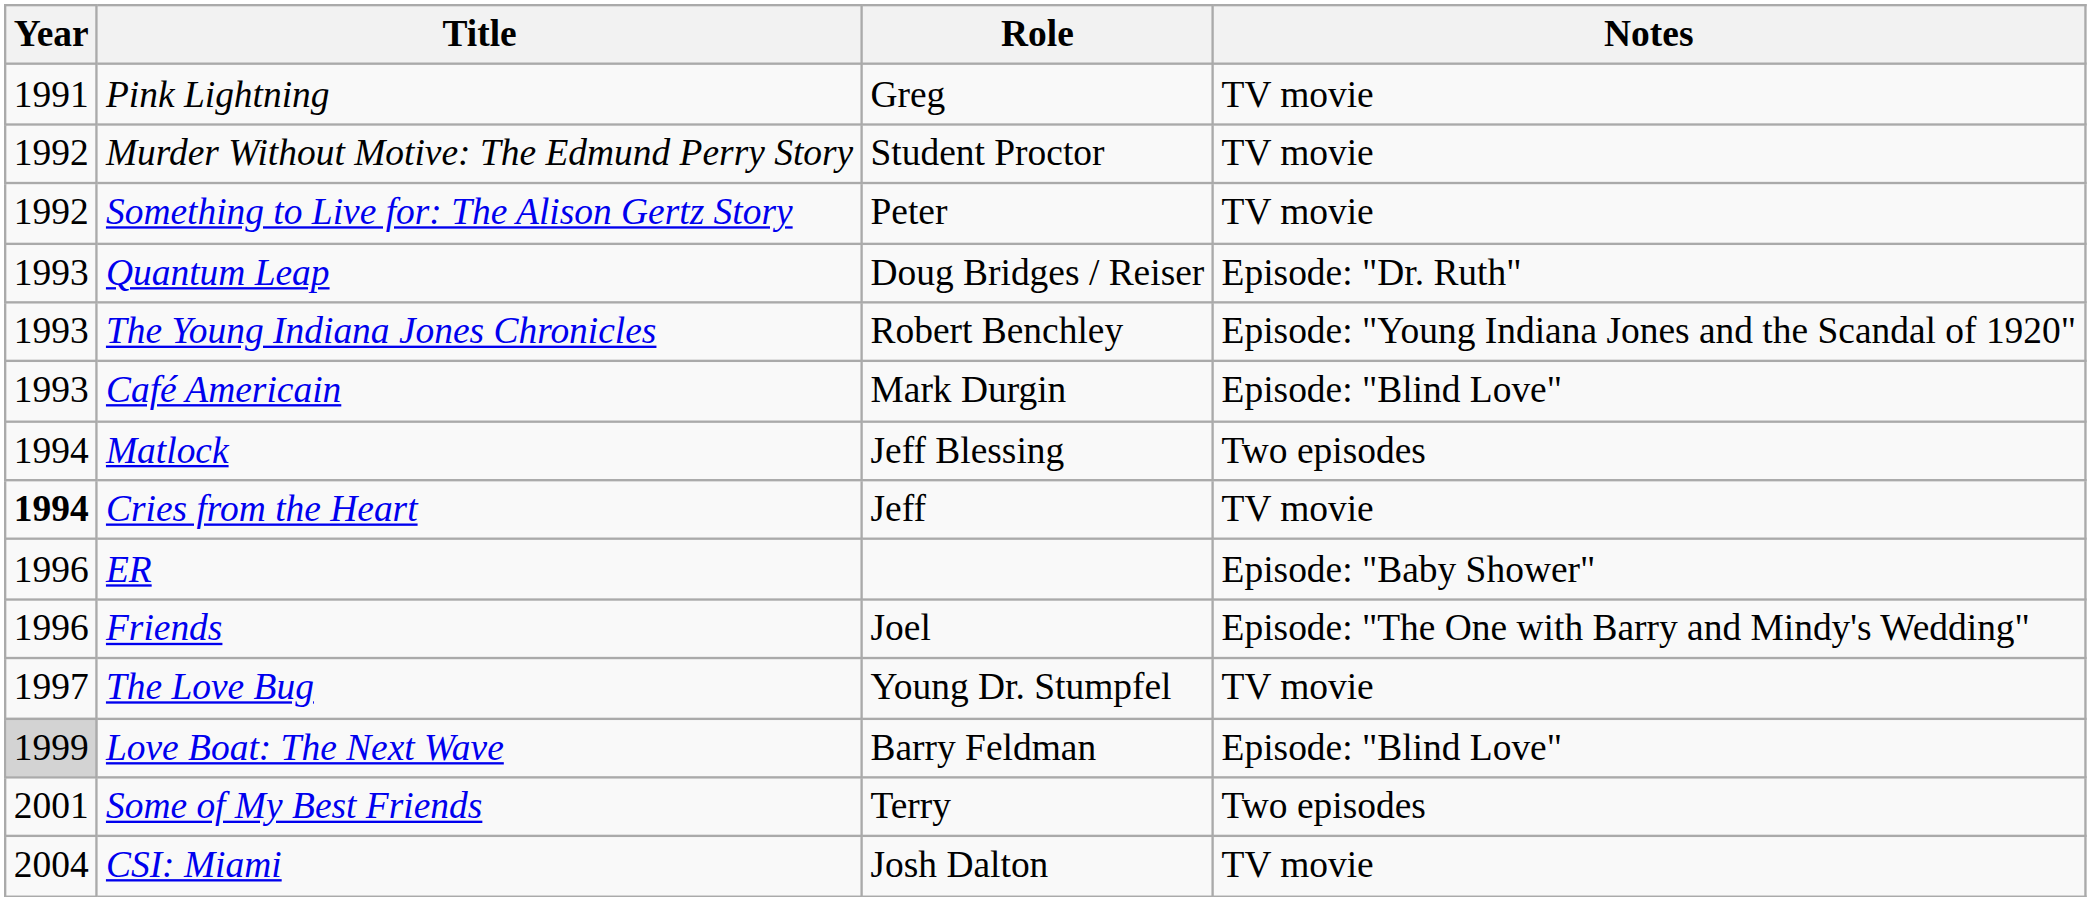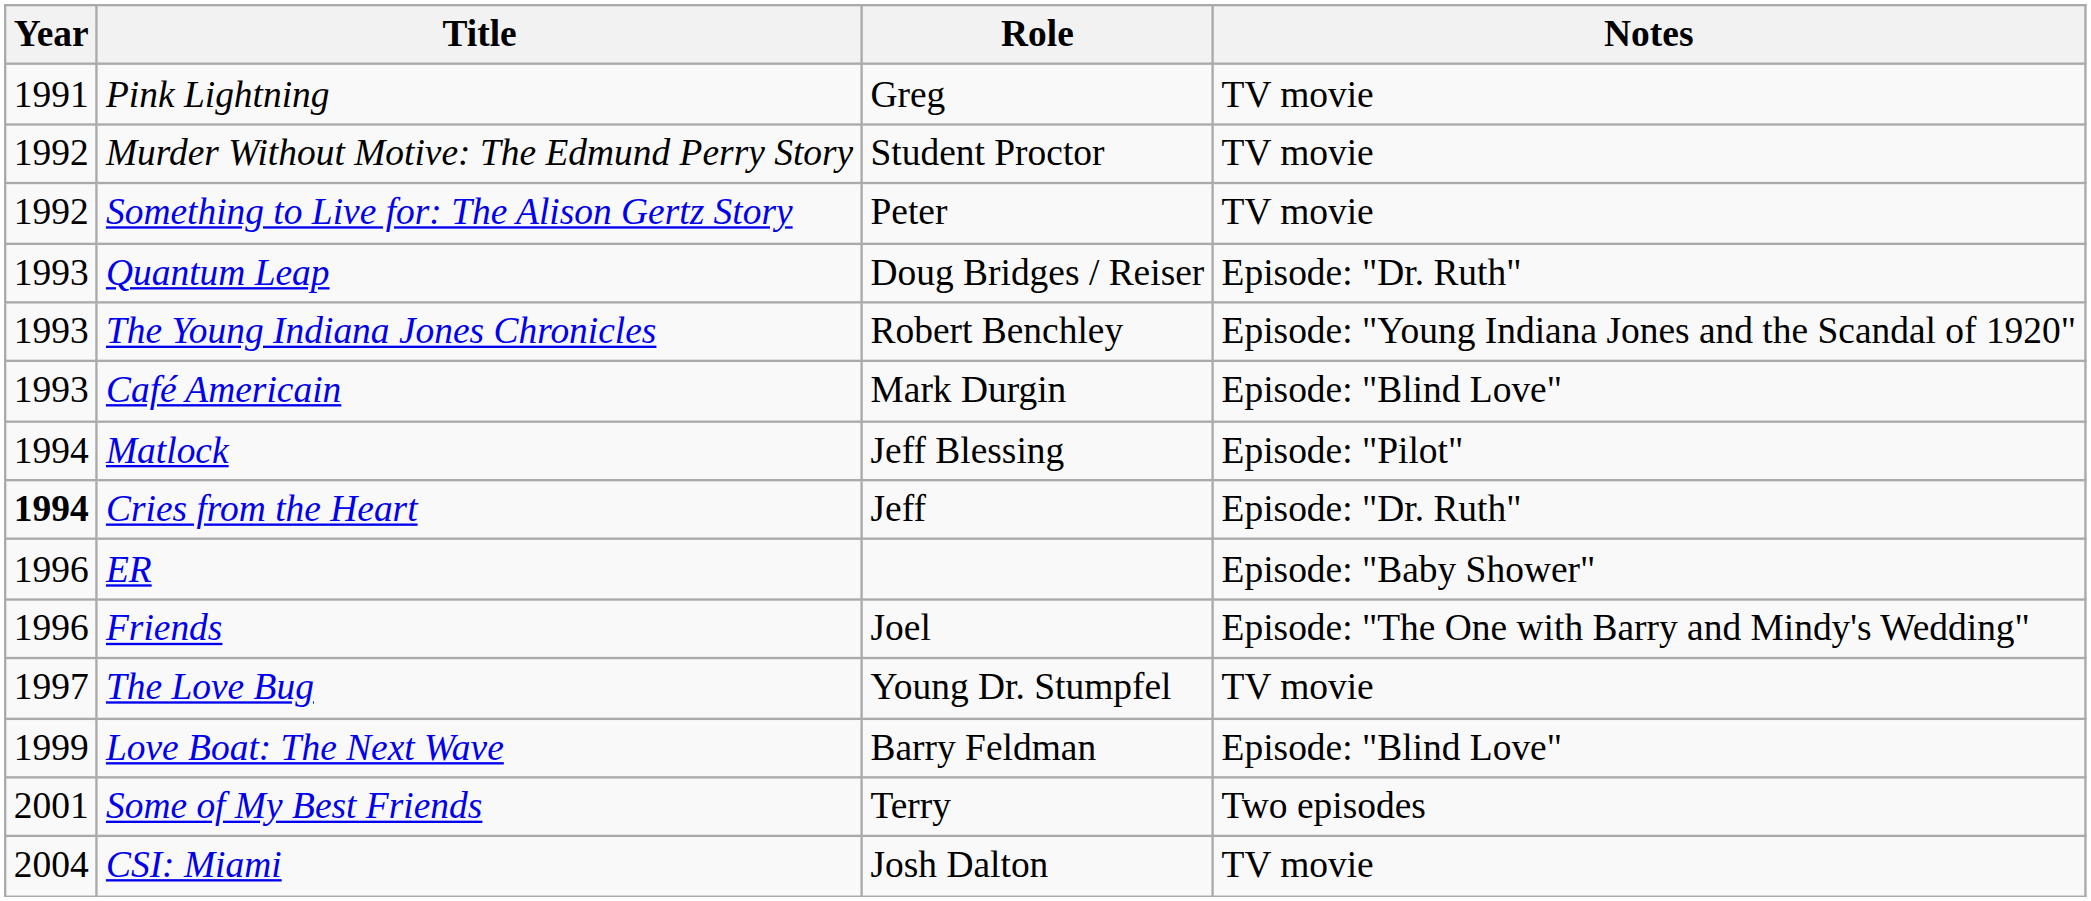(1324, 449) Two episodes -> (1342, 449) Episode: "Pilot"
(1298, 509) TV movie -> (1372, 509) Episode: "Dr. Ruth"
(51, 746) lightgrey background -> (51, 746) no background
